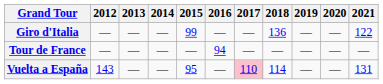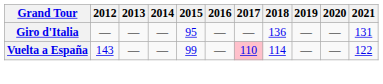(191, 32) 99 -> (191, 32) 95
(364, 32) 122 -> (364, 32) 131
- row: (47, 50)
(191, 69) 95 -> (191, 50) 99
(364, 69) 131 -> (364, 50) 122
